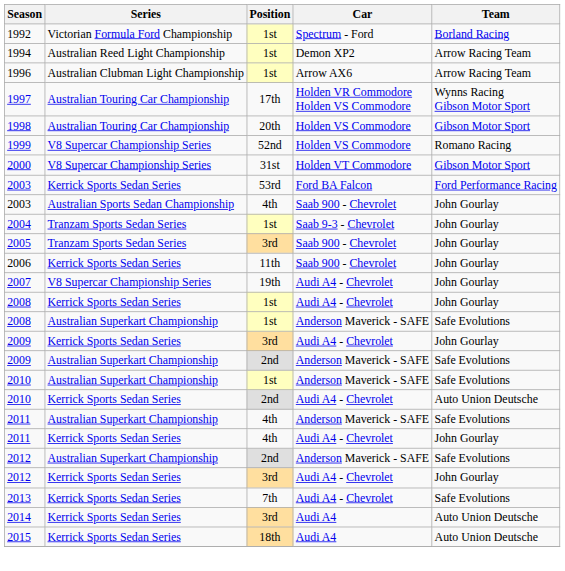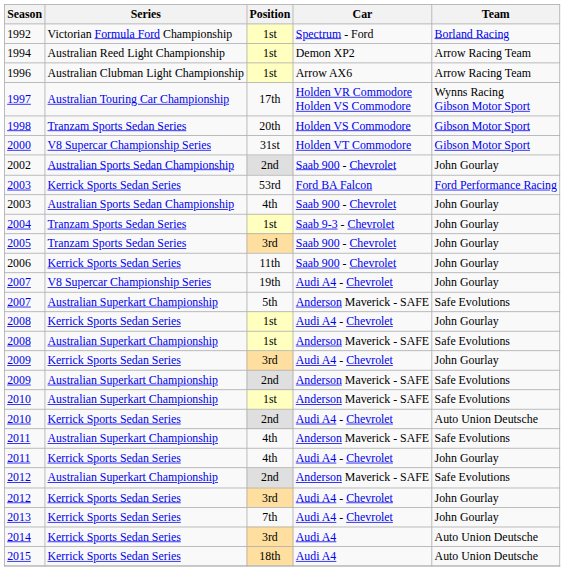(138, 126) Australian Touring Car Championship -> (117, 126) Tranzam Sports Sedan Series
- row: (19, 145)
+ row: (19, 165)
+ row: (19, 302)
(472, 497) Safe Evolutions -> (467, 517) John Gourlay
